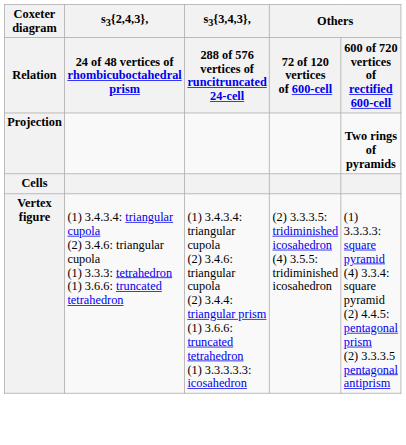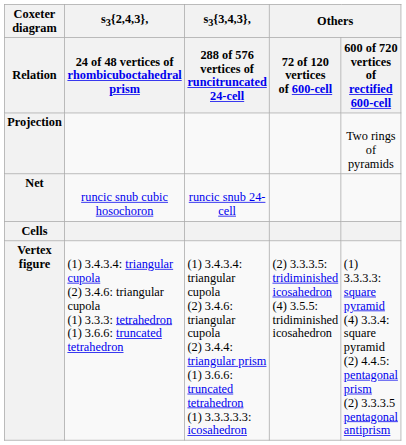(371, 150) bold -> (371, 150) normal
+ row: (34, 183)
